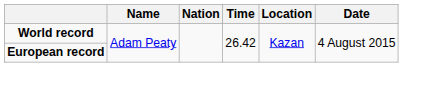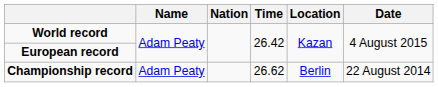+ row: (70, 71)
